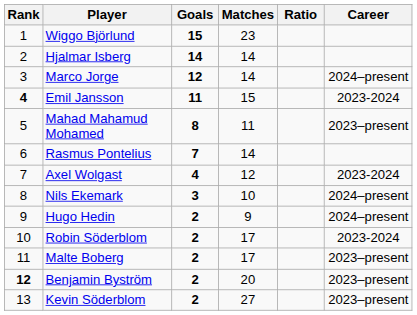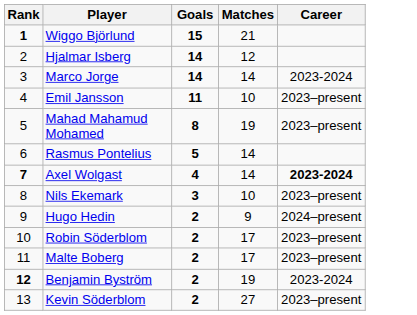- column: (301, 14)
(23, 35) normal -> (23, 35) bold
(248, 35) 23 -> (248, 35) 21
(248, 56) 14 -> (248, 56) 12
(195, 77) 12 -> (195, 77) 14
(368, 77) 2024–present -> (321, 77) 2023-2024
(23, 98) bold -> (23, 98) normal
(248, 98) 15 -> (248, 98) 10
(368, 98) 2023-2024 -> (321, 98) 2023–present
(248, 126) 11 -> (248, 126) 19
(195, 154) 7 -> (195, 154) 5
(23, 175) normal -> (23, 175) bold
(248, 175) 12 -> (248, 175) 14
(368, 175) normal -> (321, 175) bold
(368, 196) 2024–present -> (321, 196) 2023–present
(368, 237) 2023-2024 -> (321, 237) 2023–present
(248, 279) 20 -> (248, 279) 19
(368, 279) 2023–present -> (321, 279) 2023-2024
